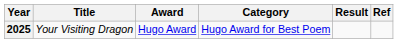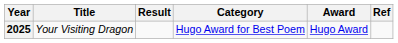columns swapped: (167, 13) <-> (352, 13)
